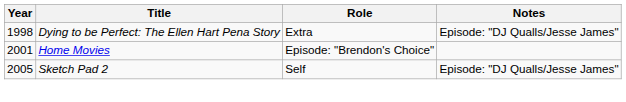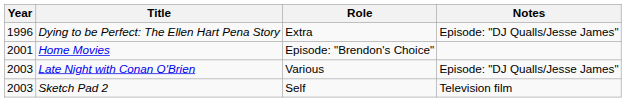(20, 32) 1998 -> (20, 32) 1996
+ row: (117, 69)
(20, 69) 2005 -> (20, 87) 2003
(529, 69) Episode: "DJ Qualls/Jesse James" -> (476, 87) Television film
